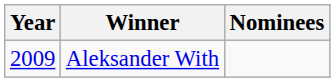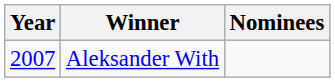(33, 58) 2009 -> (33, 58) 2007
